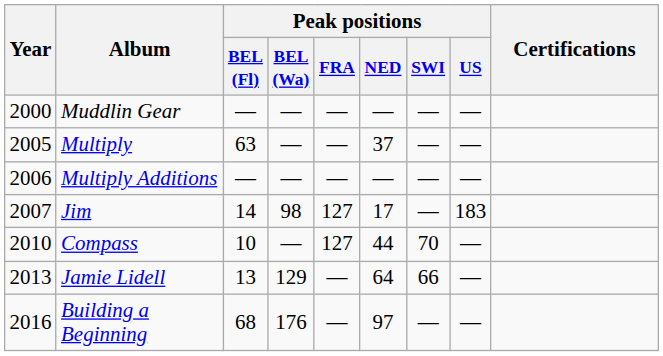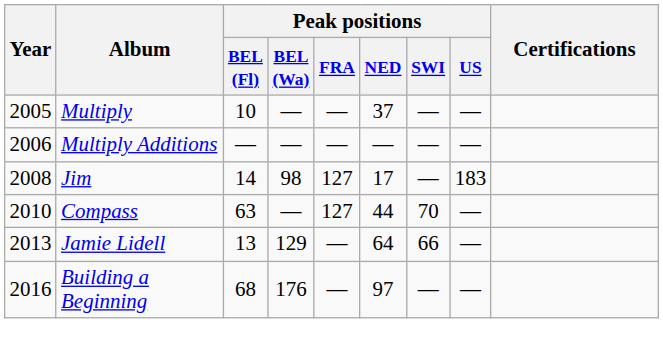- row: (121, 111)
(245, 144) 63 -> (245, 111) 10
(30, 210) 2007 -> (30, 177) 2008
(245, 244) 10 -> (245, 210) 63
